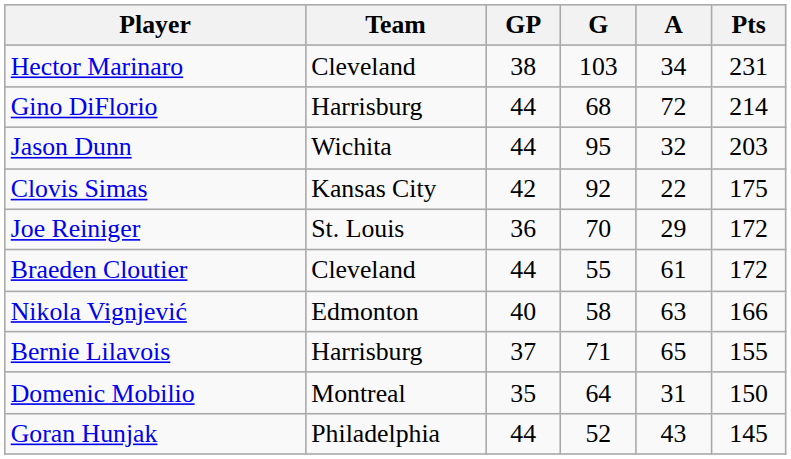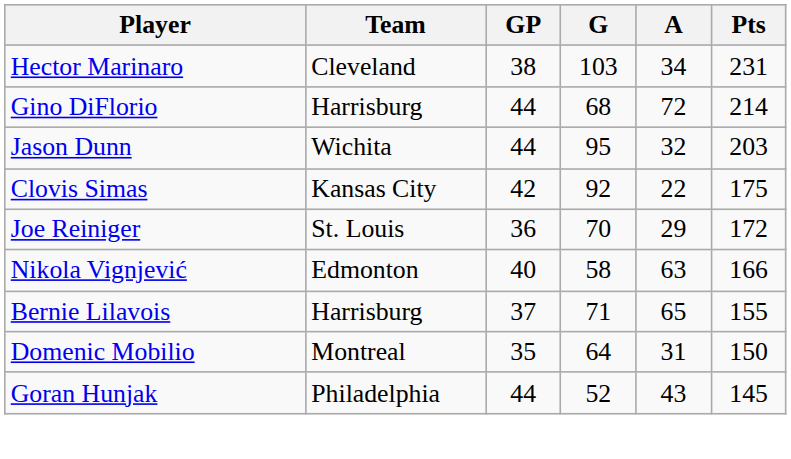- row: (99, 270)
